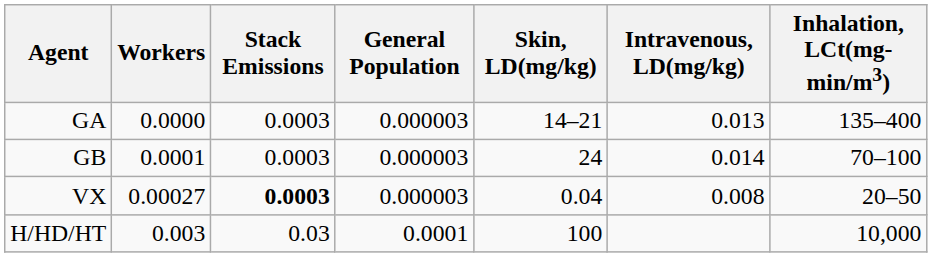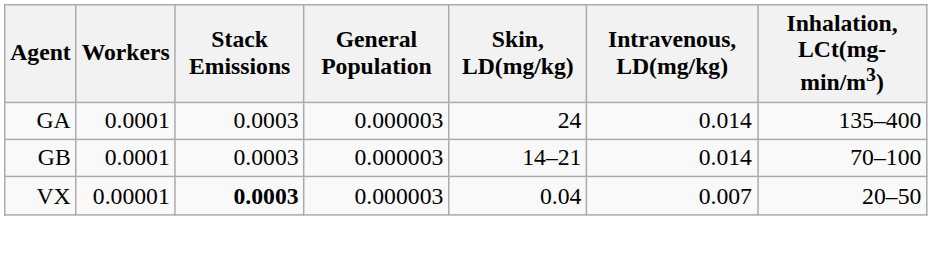(173, 120) 0.0000 -> (137, 120) 0.0001
(573, 120) 14–21 -> (570, 120) 24
(738, 120) 0.013 -> (725, 120) 0.014
(590, 158) 24 -> (552, 158) 14–21
(167, 195) 0.00027 -> (131, 195) 0.00001
(738, 195) 0.008 -> (725, 195) 0.007
- row: (58, 233)
